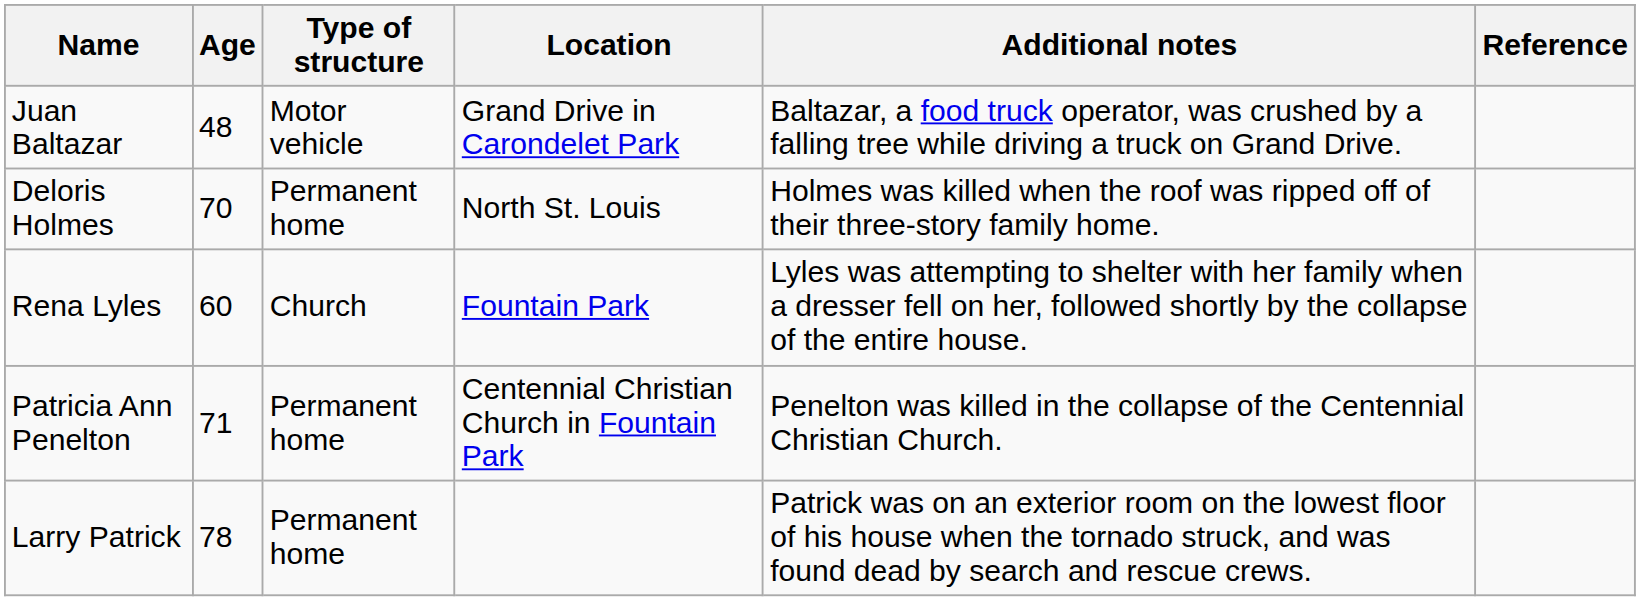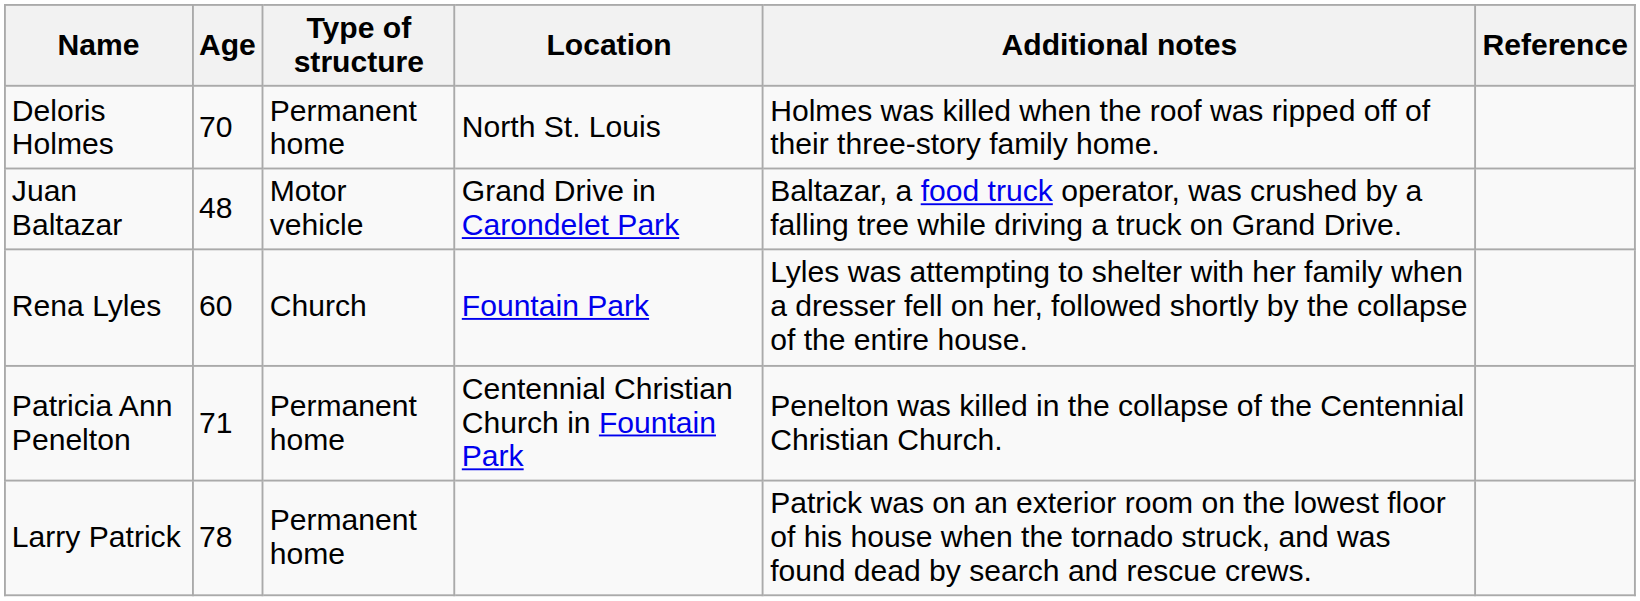rows swapped: (67, 126) <-> (63, 208)
